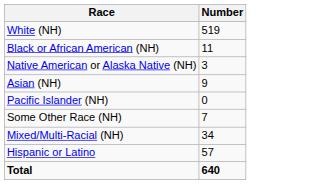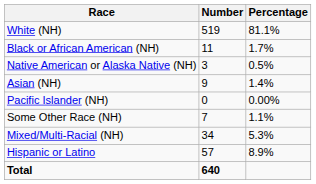+ column: (278, 13)
